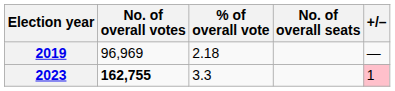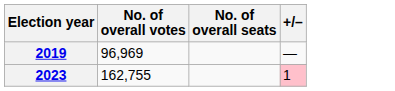- column: (231, 23)
(126, 75) bold -> (126, 75) normal
